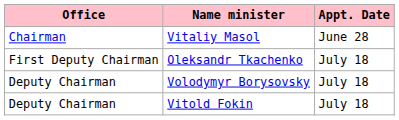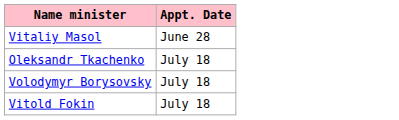- column: (84, 16)
